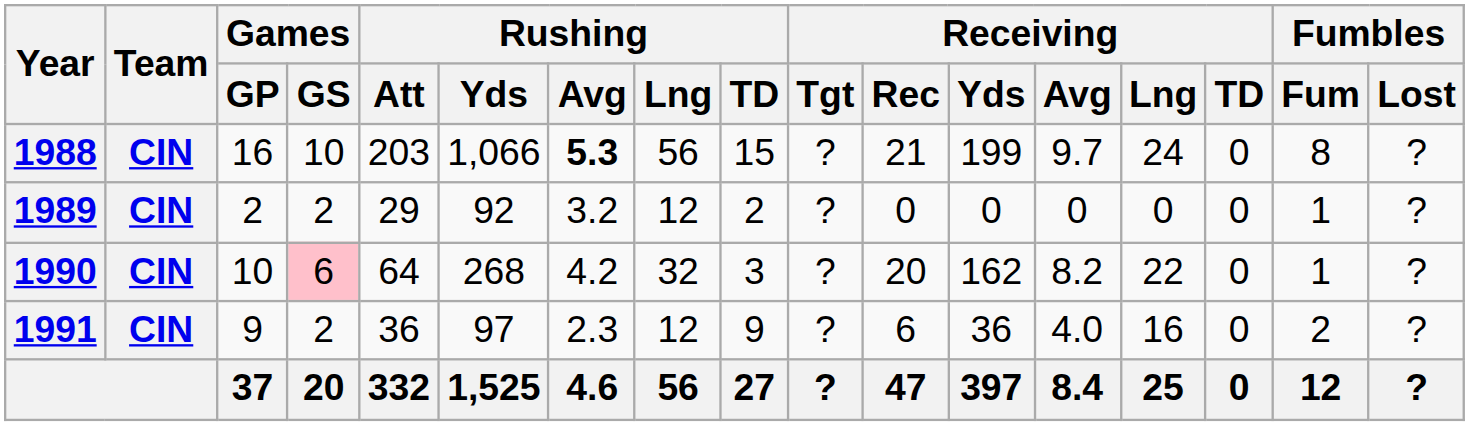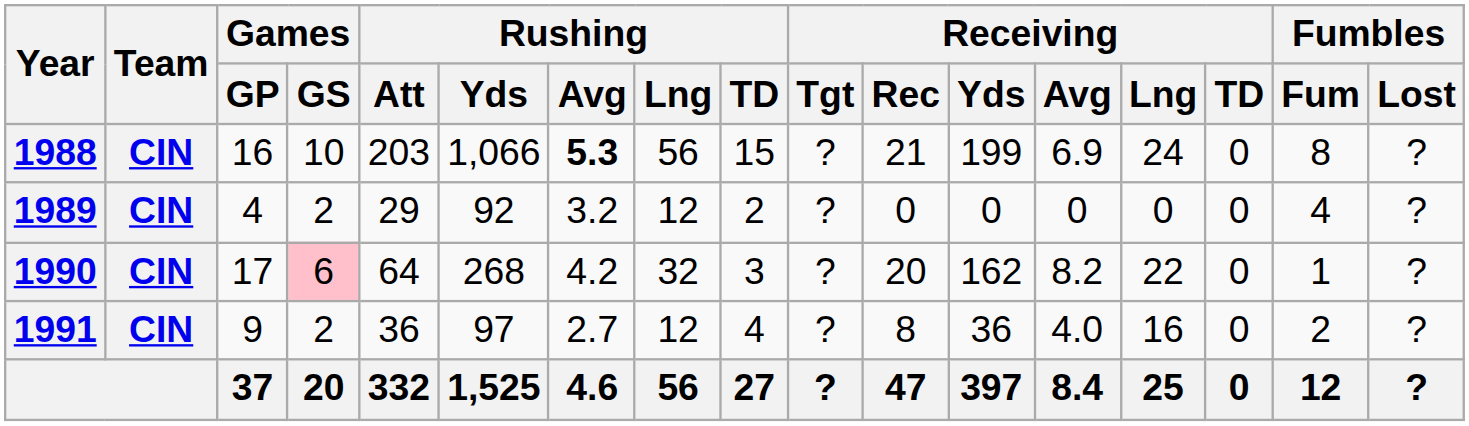(1077, 152) 9.7 -> (1077, 152) 6.9
(253, 211) 2 -> (253, 211) 4
(1321, 211) 1 -> (1321, 211) 4
(253, 270) 10 -> (253, 270) 17
(592, 329) 2.3 -> (592, 329) 2.7
(754, 329) 9 -> (754, 329) 4
(906, 329) 6 -> (906, 329) 8
